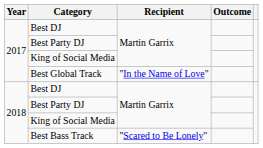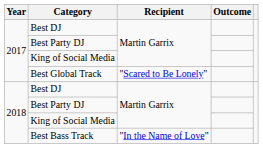(164, 74) "In the Name of Love" -> (163, 74) "Scared to Be Lonely"
(163, 136) "Scared to Be Lonely" -> (164, 136) "In the Name of Love"
